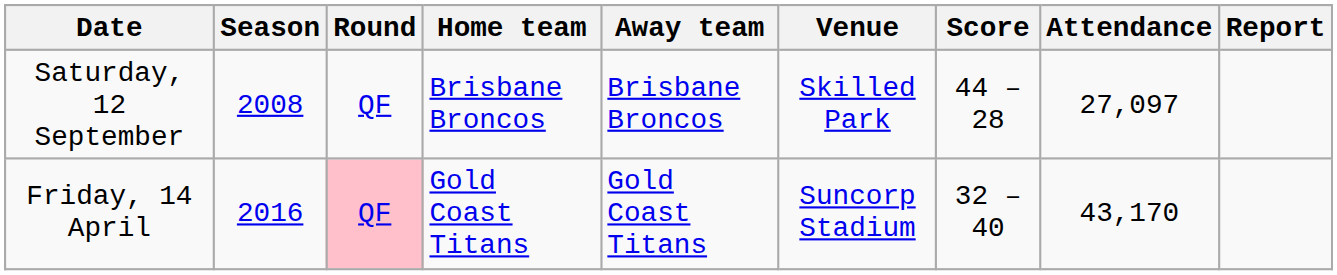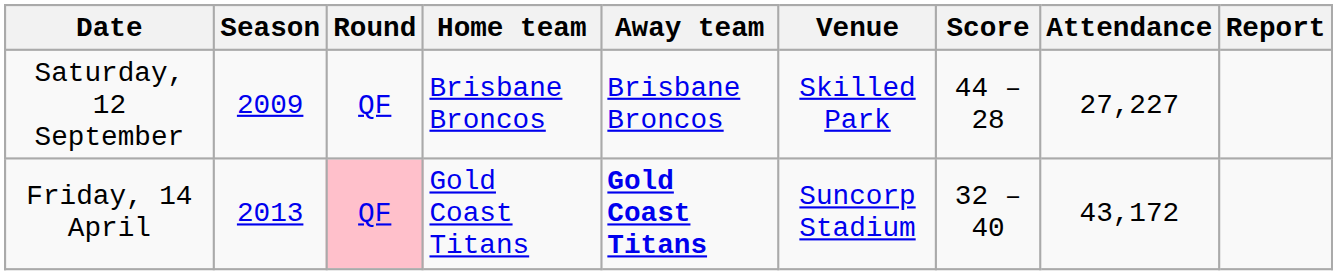(270, 105) 2008 -> (270, 105) 2009
(1129, 105) 27,097 -> (1129, 105) 27,227
(270, 214) 2016 -> (270, 214) 2013
(657, 214) normal -> (657, 214) bold
(1129, 214) 43,170 -> (1129, 214) 43,172
